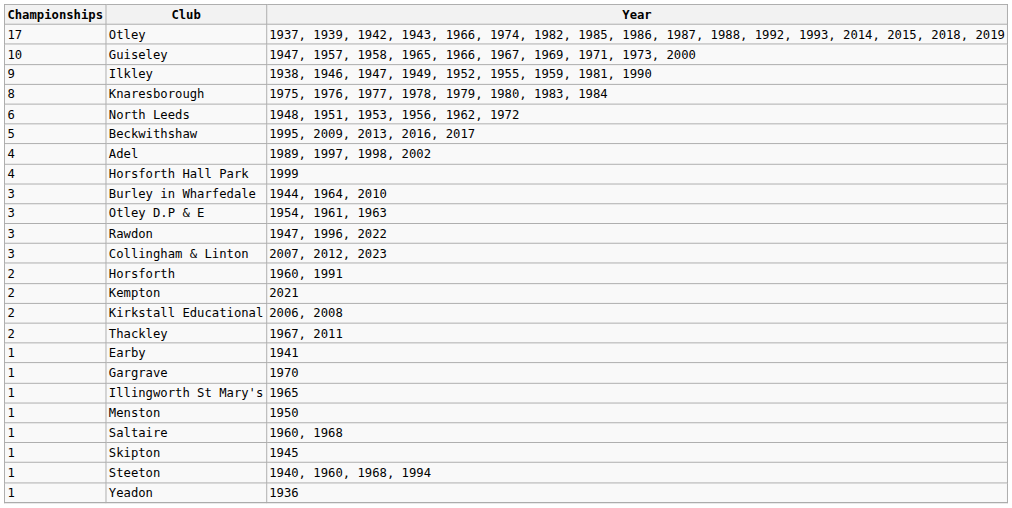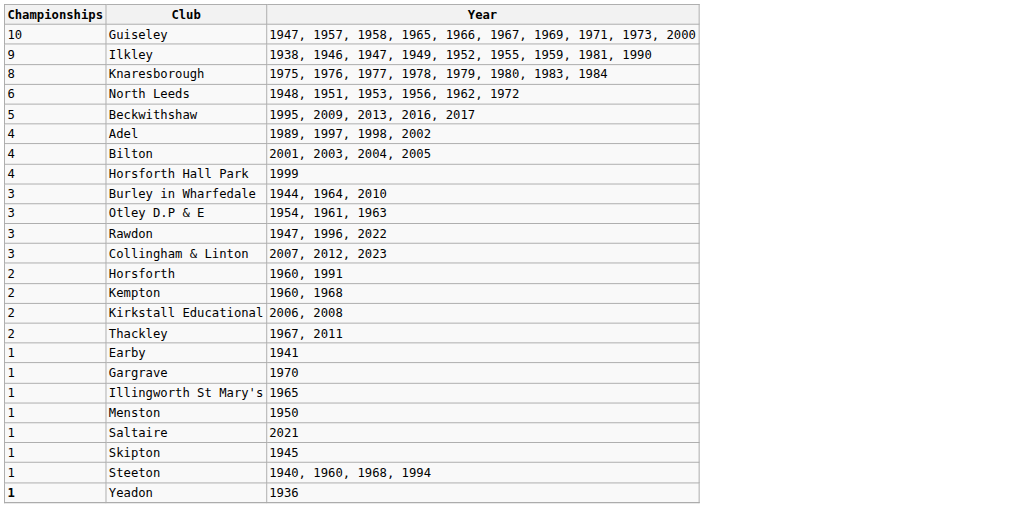- row: (127, 34)
+ row: (131, 154)
(284, 293) 2021 -> (306, 293) 1960, 1968
(306, 433) 1960, 1968 -> (284, 433) 2021
(11, 492) normal -> (11, 492) bold
